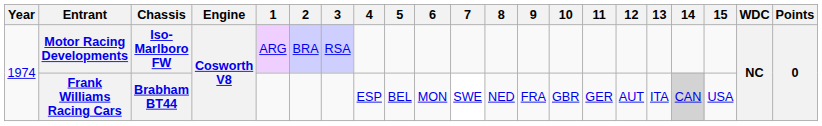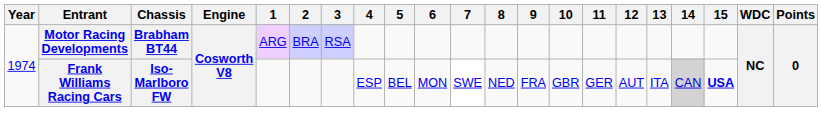(161, 49) Iso-Marlboro FW -> (161, 42) Brabham BT44
(161, 97) Brabham BT44 -> (161, 83) Iso-Marlboro FW
(720, 97) normal -> (721, 83) bold
